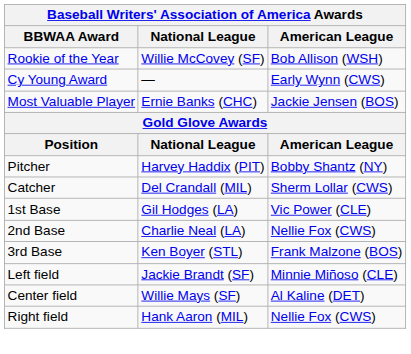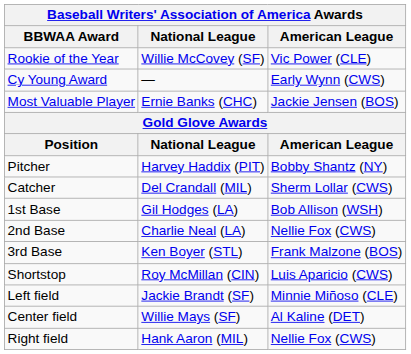(327, 58) Bob Allison (WSH) -> (321, 58) Vic Power (CLE)
(321, 209) Vic Power (CLE) -> (327, 209) Bob Allison (WSH)
+ row: (37, 274)
